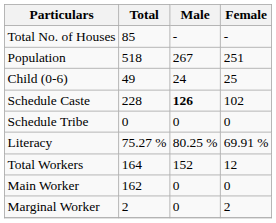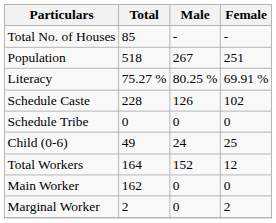rows swapped: (38, 79) <-> (30, 143)
(183, 100) bold -> (183, 100) normal
